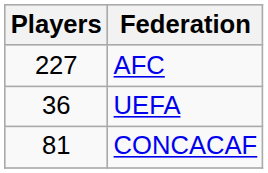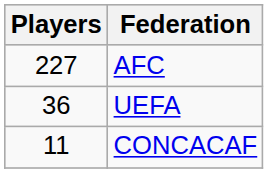(56, 146) 81 -> (56, 146) 11
